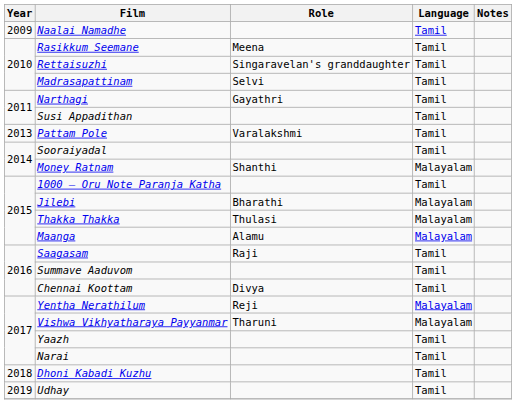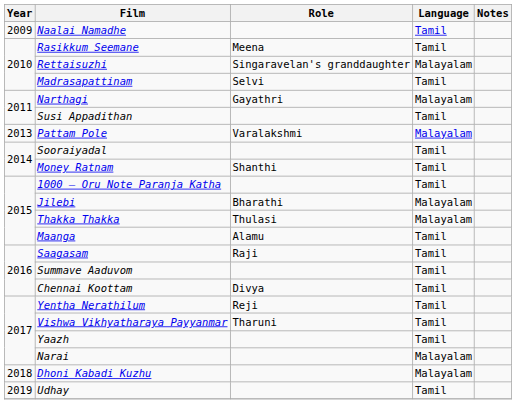(431, 64) Tamil -> (444, 64) Malayalam
(431, 99) Tamil -> (444, 99) Malayalam
(431, 133) Tamil -> (444, 133) Malayalam
(444, 167) Malayalam -> (431, 167) Tamil
(444, 236) Malayalam -> (431, 236) Tamil
(444, 305) Malayalam -> (431, 305) Tamil
(444, 322) Malayalam -> (431, 322) Tamil
(431, 356) Tamil -> (444, 356) Malayalam
(431, 373) Tamil -> (444, 373) Malayalam
